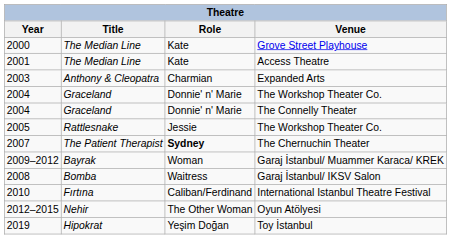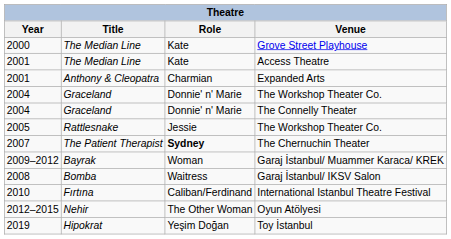(18, 78) 2003 -> (18, 78) 2001
